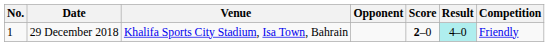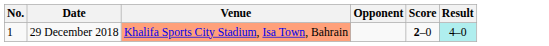- column: (510, 13)
(236, 32) no background -> (236, 32) lightsalmon background
